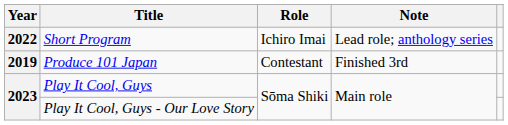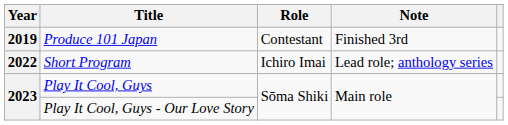rows swapped: (100, 62) <-> (87, 39)
